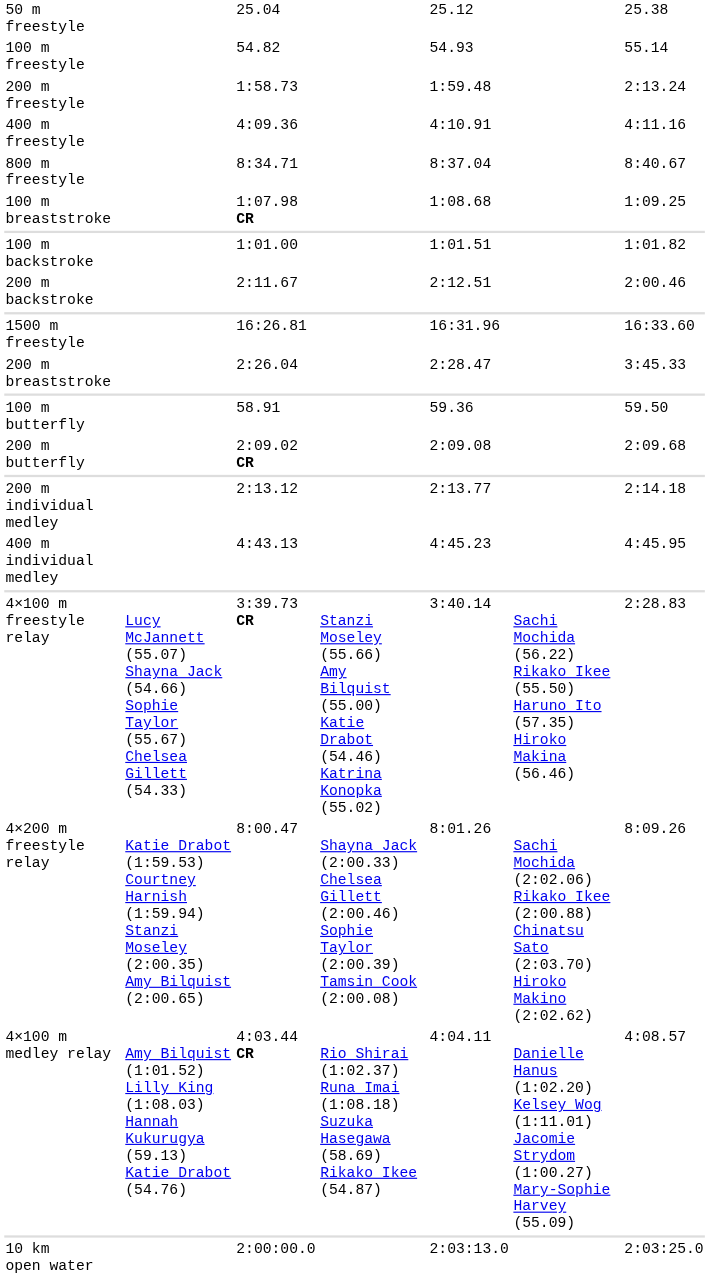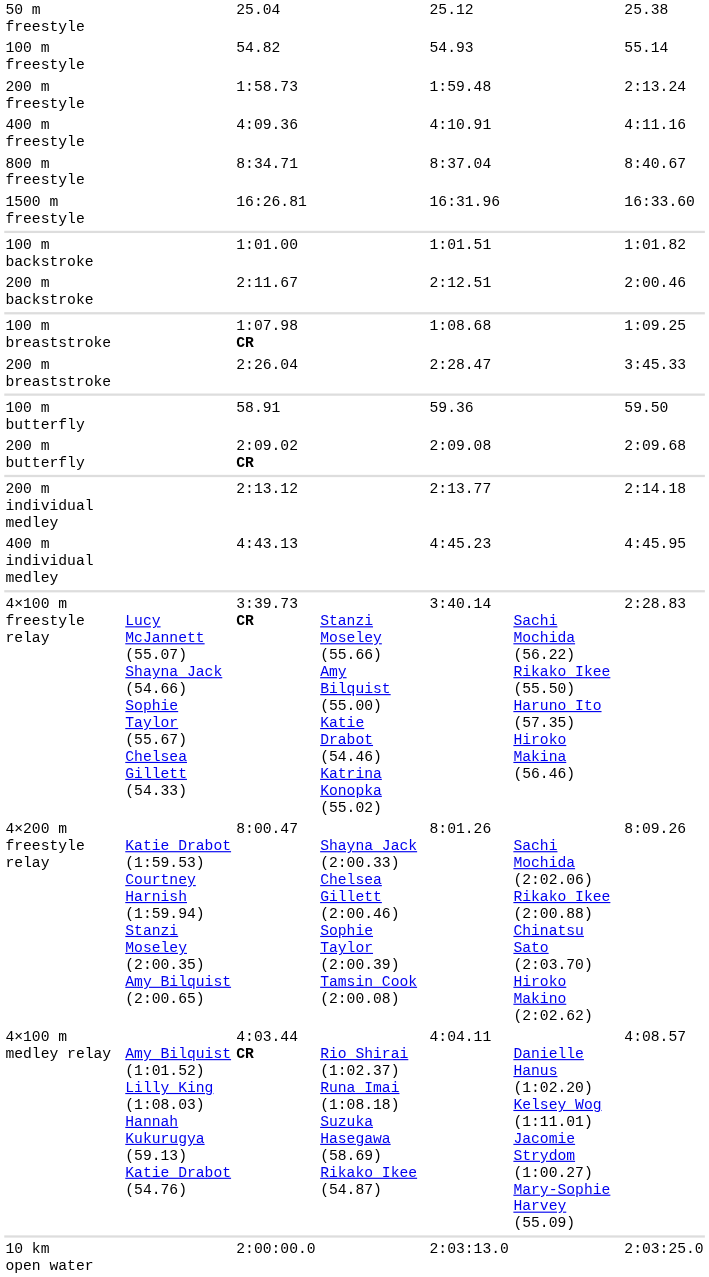rows swapped: (45, 335) <-> (58, 210)
